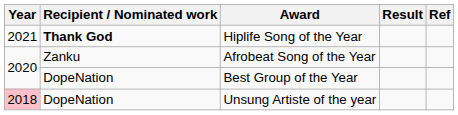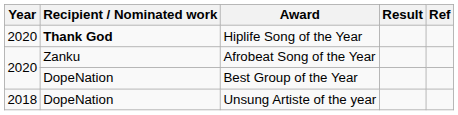(22, 36) 2021 -> (22, 36) 2020
(22, 99) pink background -> (22, 99) no background
